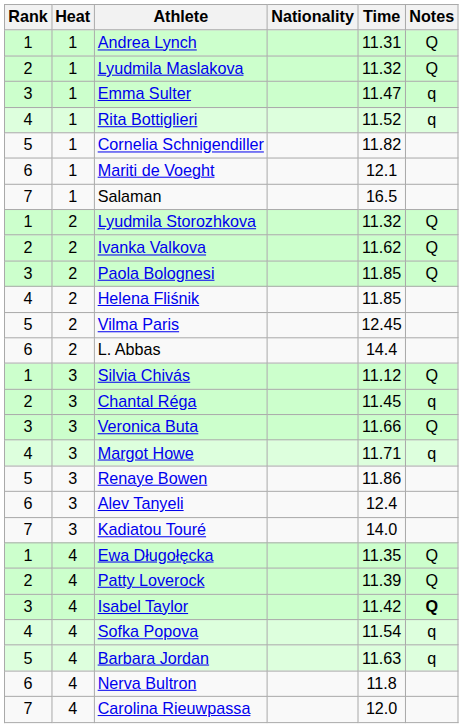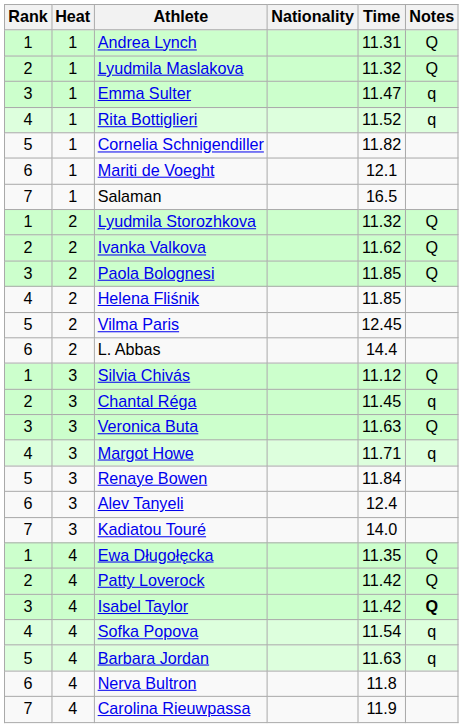(382, 427) 11.66 -> (382, 427) 11.63
(382, 478) 11.86 -> (382, 478) 11.84
(382, 581) 11.39 -> (382, 581) 11.42
(382, 709) 12.0 -> (382, 709) 11.9
